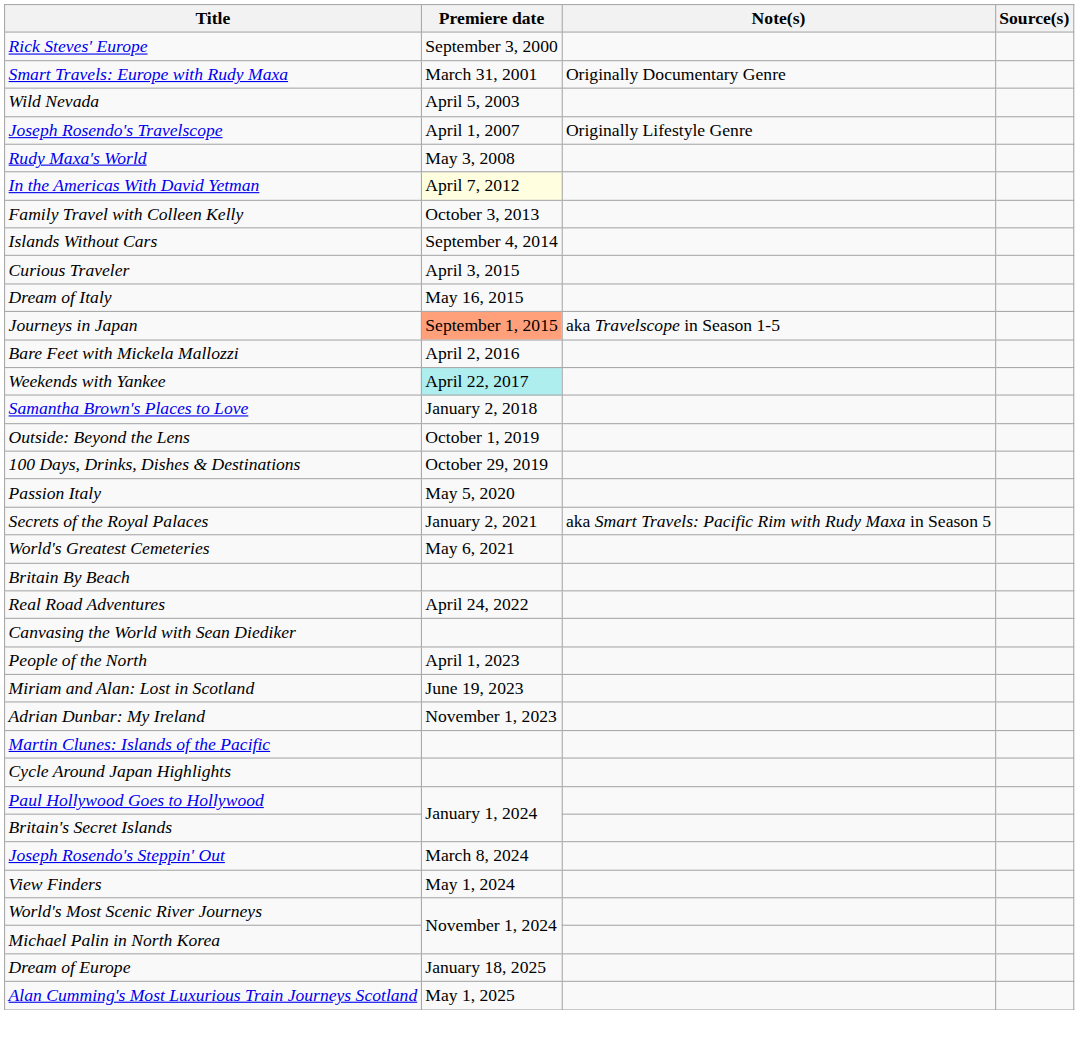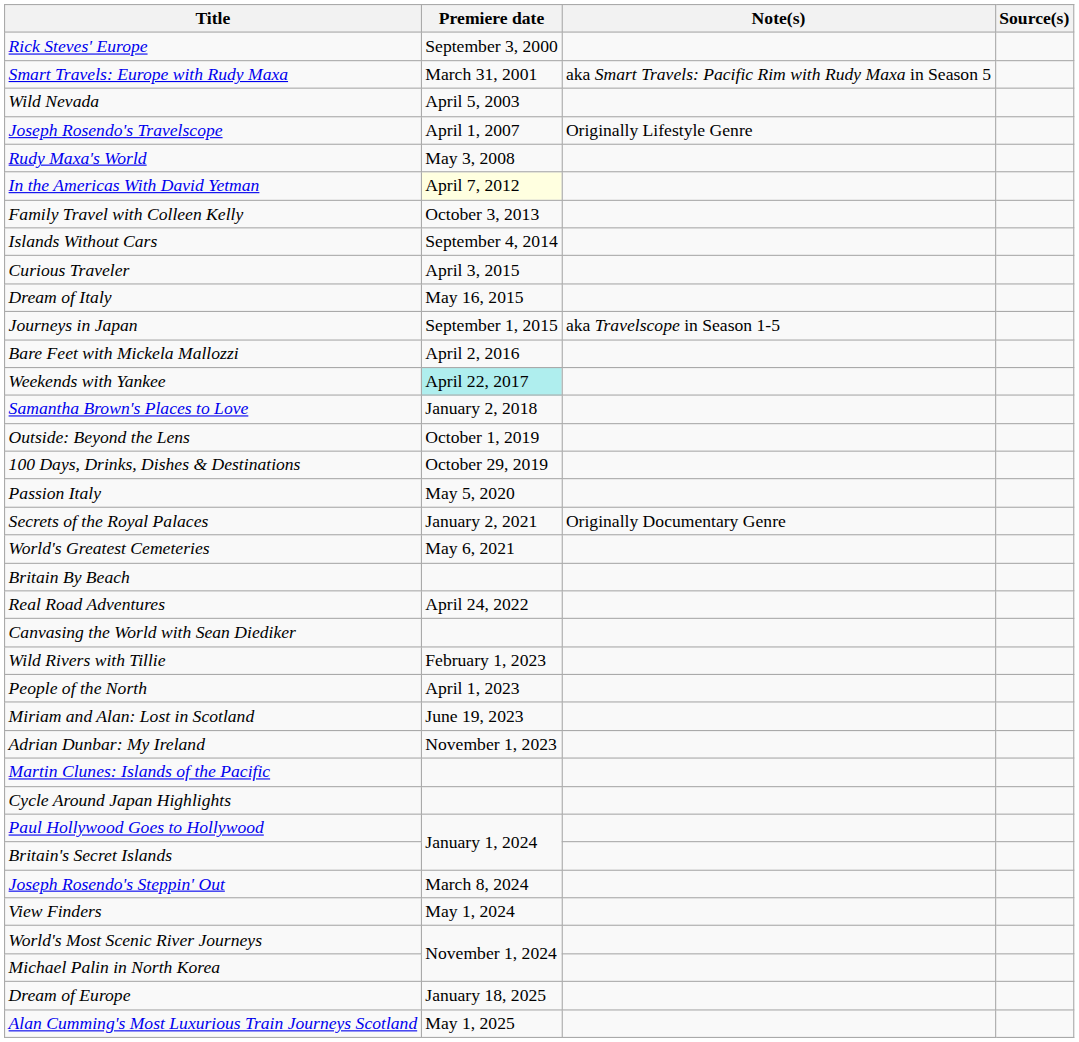(676, 74) Originally Documentary Genre -> (779, 74) aka Smart Travels: Pacific Rim with Rudy Maxa in Season 5
(492, 325) lightsalmon background -> (492, 325) no background
(779, 520) aka Smart Travels: Pacific Rim with Rudy Maxa in Season 5 -> (676, 520) Originally Documentary Genre
+ row: (87, 660)
